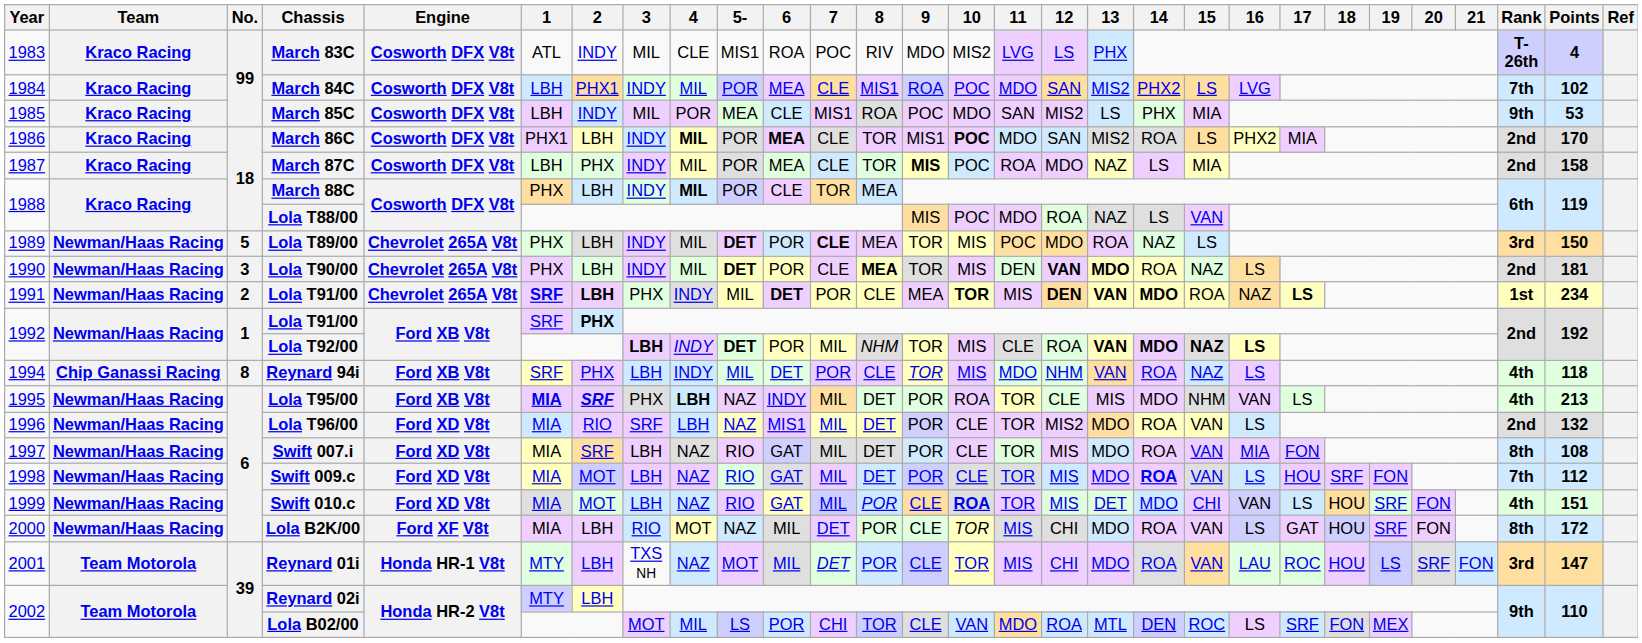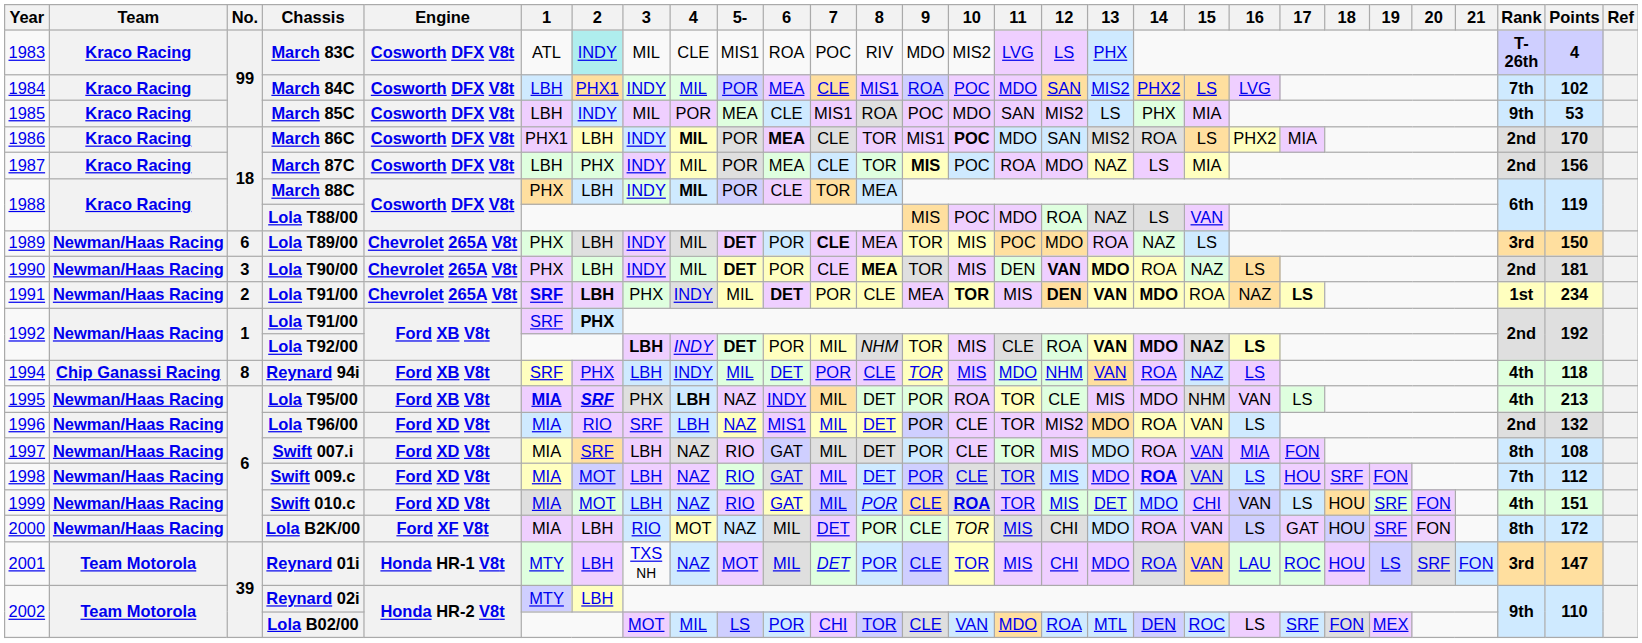(597, 52) no background -> (597, 52) paleturquoise background
(1574, 165) 158 -> (1574, 165) 156
(245, 243) 5 -> (245, 243) 6
